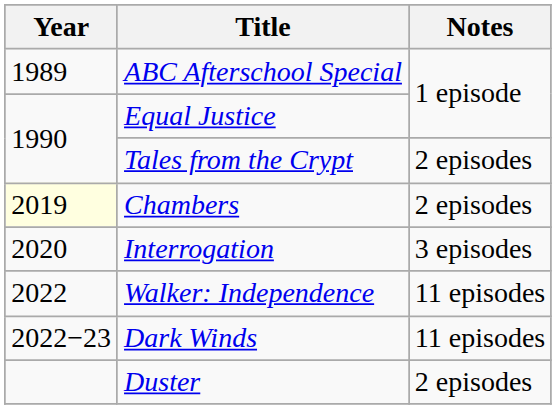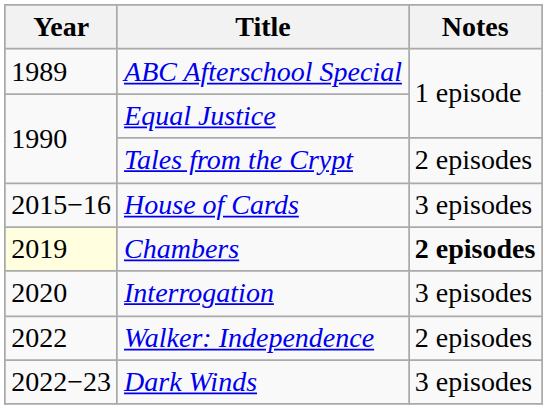+ row: (211, 204)
(474, 204) normal -> (475, 248) bold
(480, 293) 11 episodes -> (474, 337) 2 episodes
(480, 337) 11 episodes -> (474, 381) 3 episodes
- row: (162, 381)
